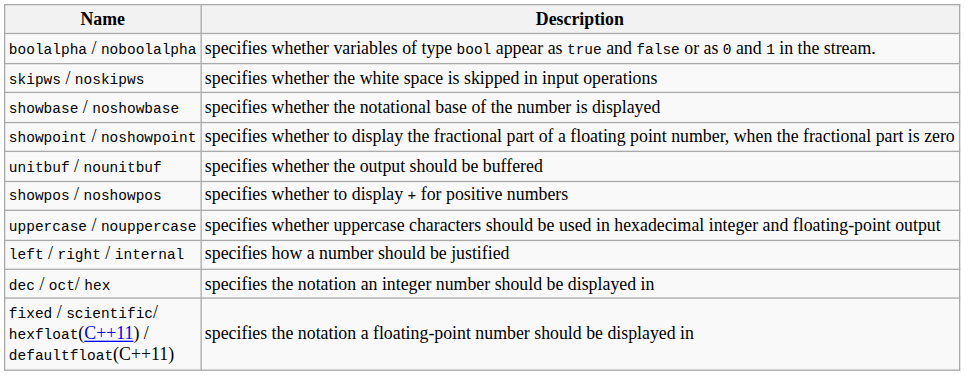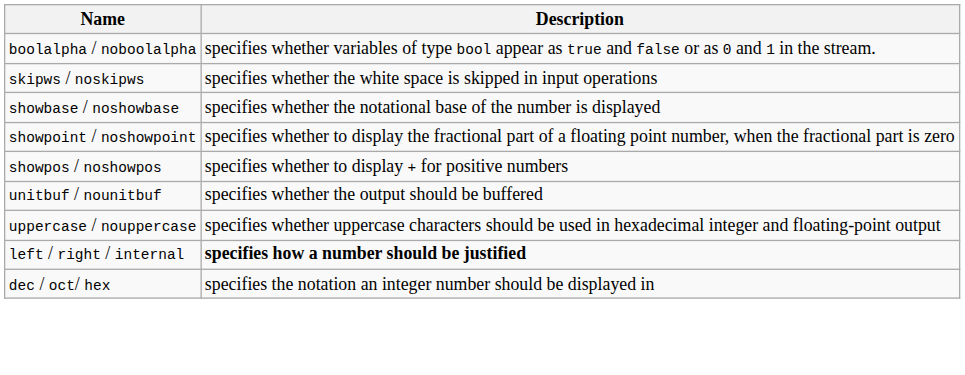rows swapped: (85, 195) <-> (85, 165)
(357, 253) normal -> (365, 253) bold
- row: (91, 333)
